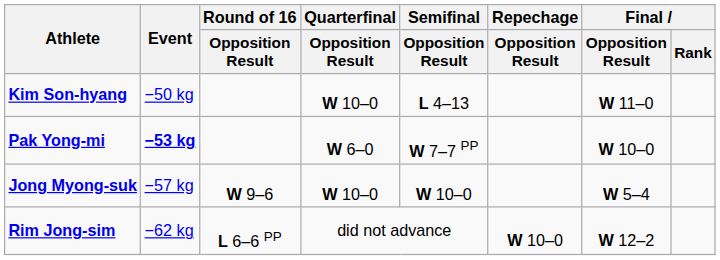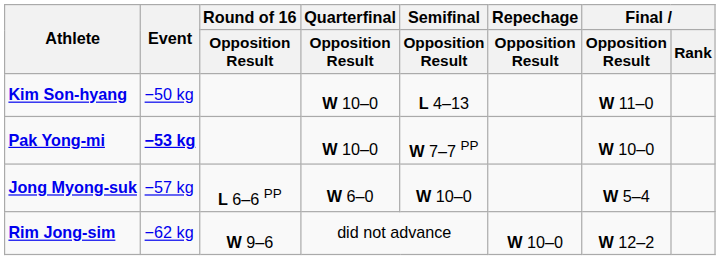(350, 149) W 6–0 -> (350, 149) W 10–0
(250, 194) W 9–6 -> (250, 196) L 6–6 PP
(350, 194) W 10–0 -> (350, 196) W 6–0
(250, 240) L 6–6 PP -> (250, 242) W 9–6
